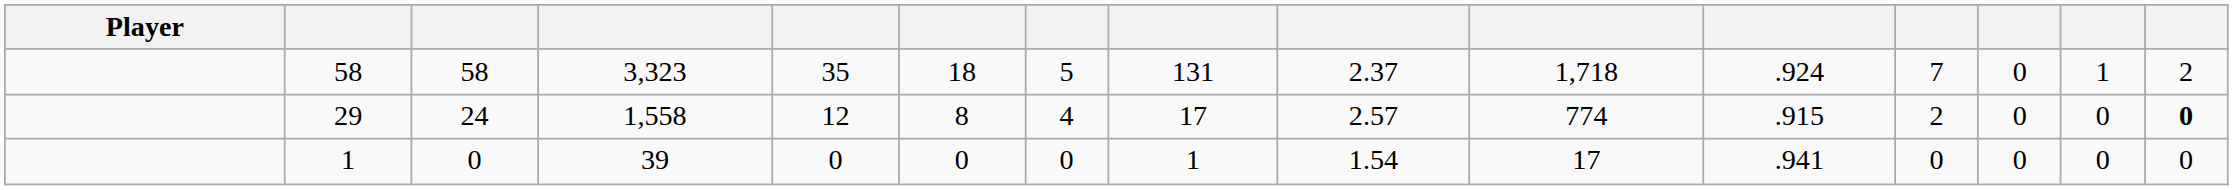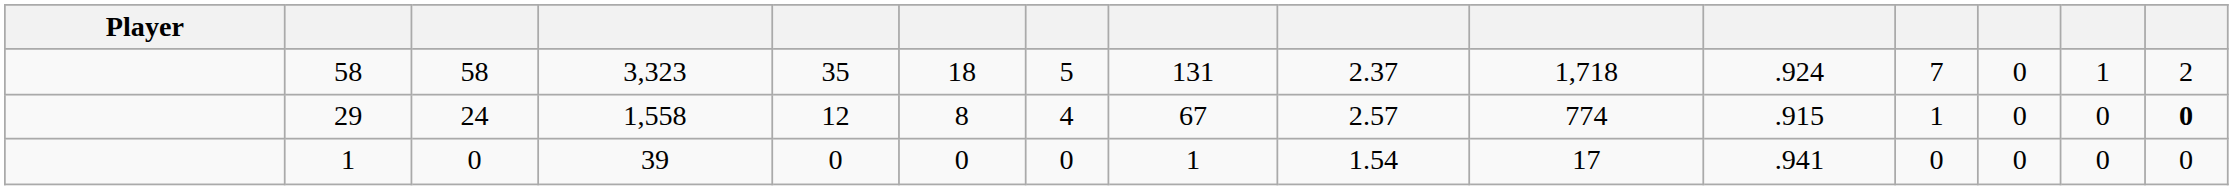(1193, 116) 17 -> (1193, 116) 67
(1937, 116) 2 -> (1937, 116) 1
